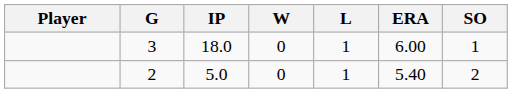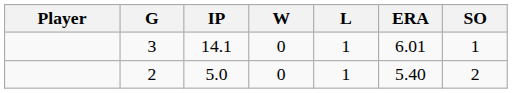(217, 46) 18.0 -> (217, 46) 14.1
(411, 46) 6.00 -> (411, 46) 6.01
